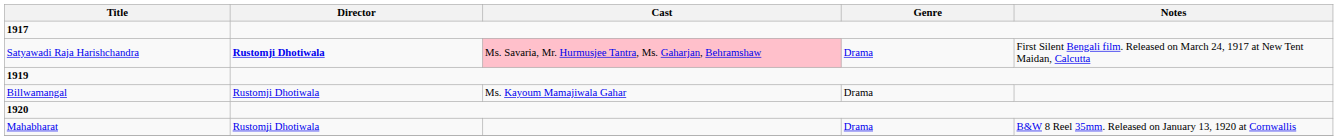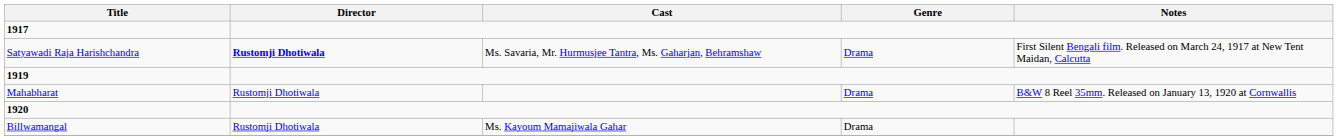(623, 53) pink background -> (623, 53) no background
rows swapped: (37, 93) <-> (32, 127)
